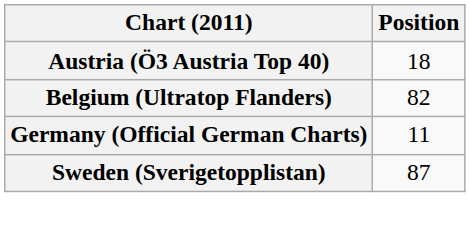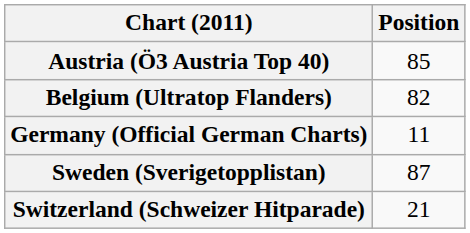(419, 60) 18 -> (419, 60) 85
+ row: (189, 209)
